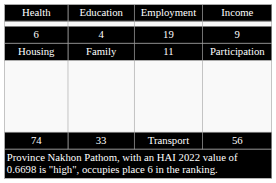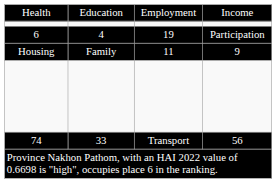(237, 34) 9 -> (237, 34) Participation
(237, 51) Participation -> (237, 51) 9
